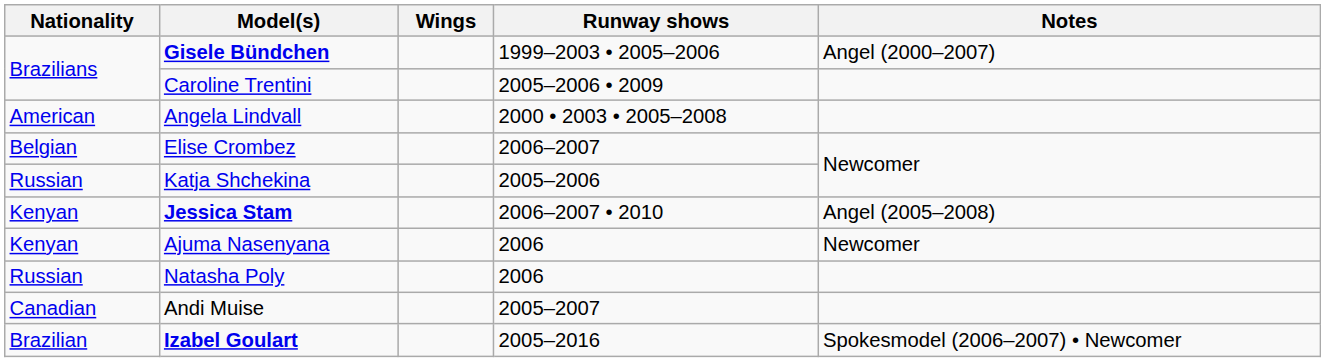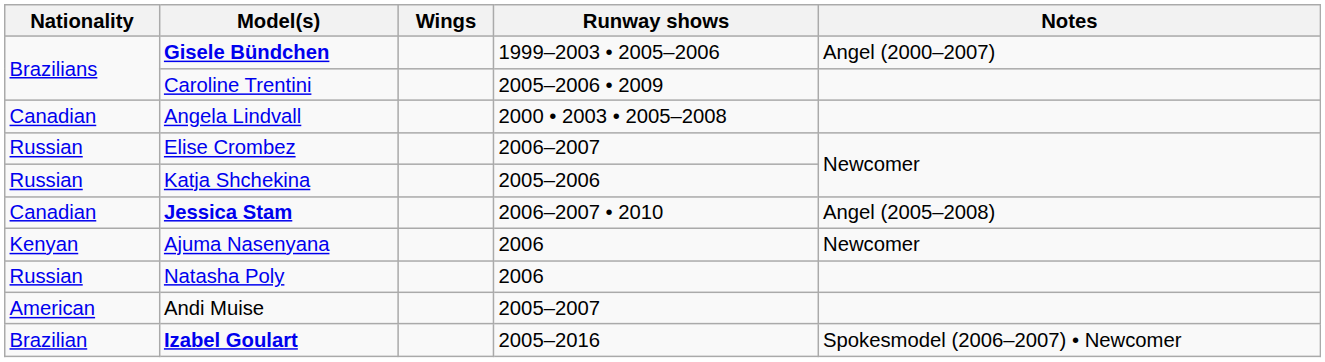(52, 116) American -> (53, 116) Canadian
(43, 148) Belgian -> (46, 148) Russian
(44, 212) Kenyan -> (53, 212) Canadian
(53, 308) Canadian -> (52, 308) American
